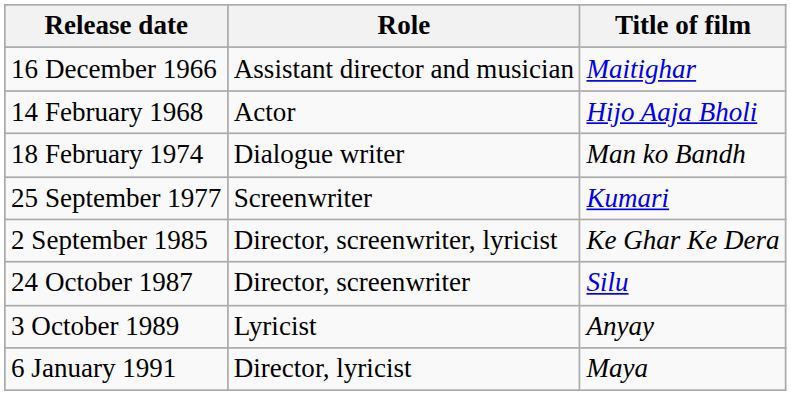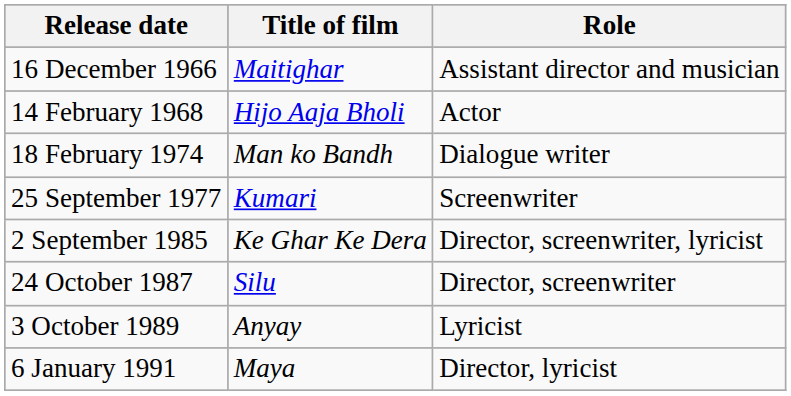columns swapped: (683, 25) <-> (404, 25)
